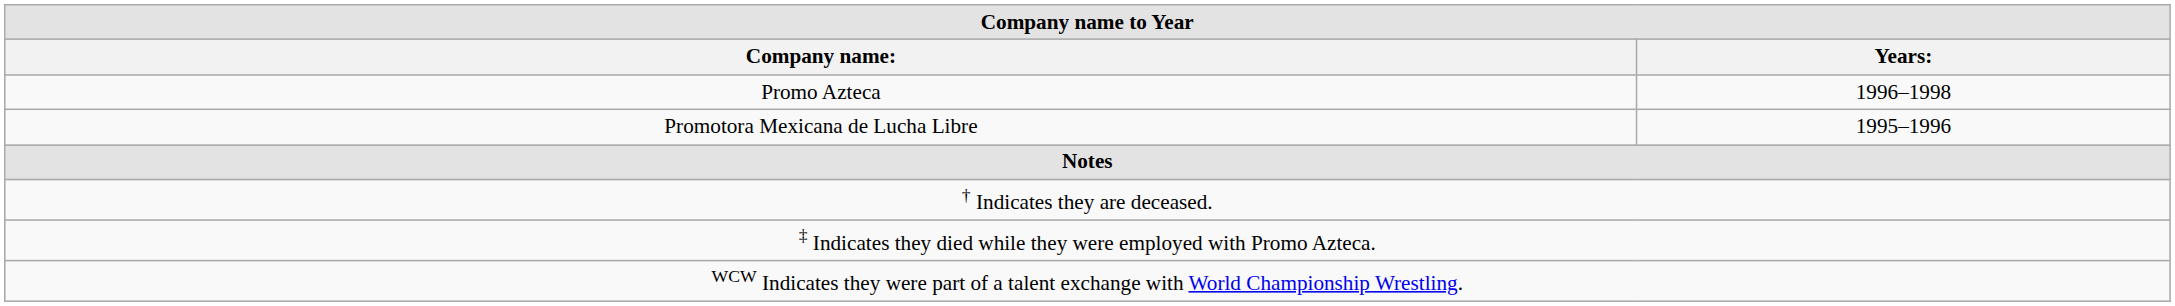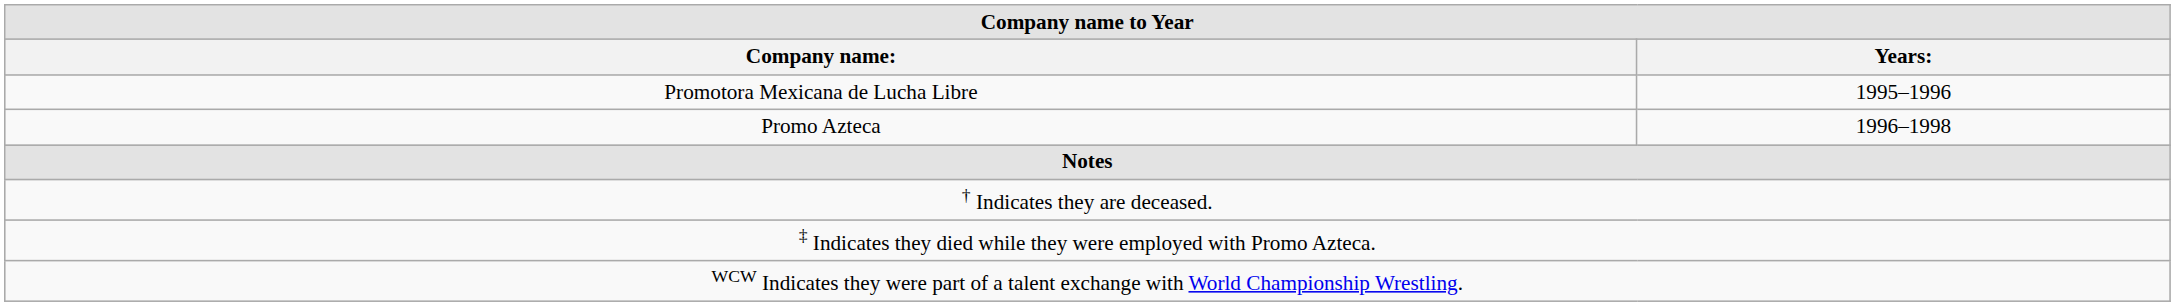rows swapped: (821, 126) <-> (821, 91)
